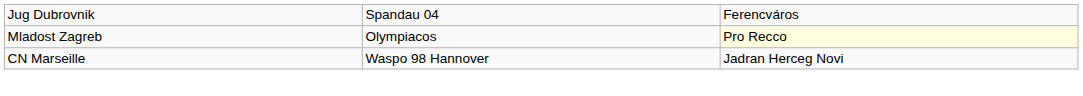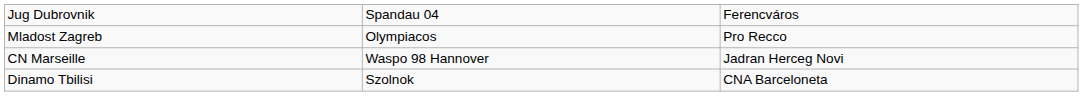(755, 36) lightyellow background -> (755, 36) no background
+ row: (50, 79)
